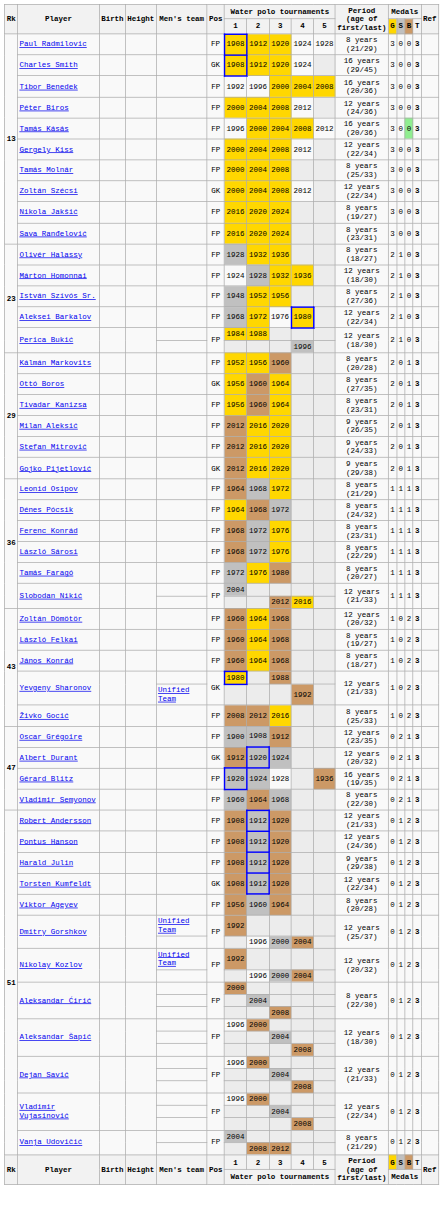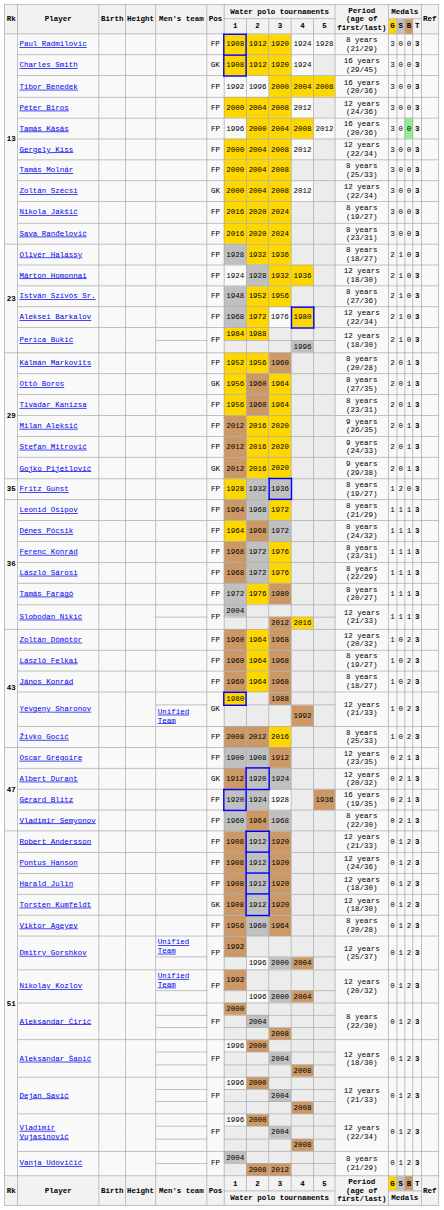+ row: (11, 489)
(362, 863) 9 years (29/38) -> (362, 884) 12 years (18/30)
(362, 884) 12 years (22/34) -> (362, 905) 12 years (18/30)
